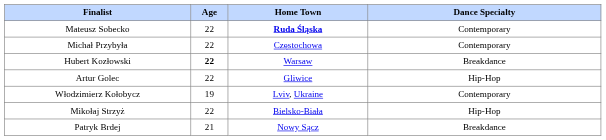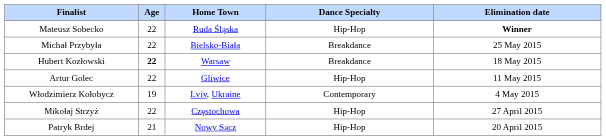+ column: (517, 12)
(298, 29) bold -> (215, 29) normal
(484, 29) Contemporary -> (350, 29) Hip-Hop
(298, 45) Częstochowa -> (215, 45) Bielsko-Biała
(484, 45) Contemporary -> (350, 45) Breakdance
(298, 110) Bielsko-Biała -> (215, 110) Częstochowa
(484, 127) Breakdance -> (350, 127) Hip-Hop
